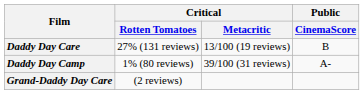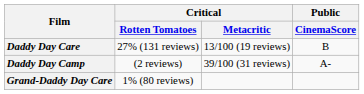(158, 64) 1% (80 reviews) -> (158, 64) (2 reviews)
(158, 81) (2 reviews) -> (158, 81) 1% (80 reviews)
